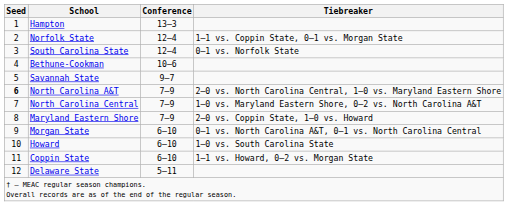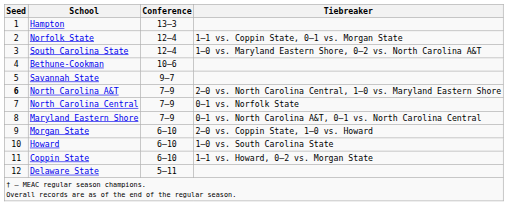(247, 51) 0–1 vs. Norfolk State -> (338, 51) 1–0 vs. Maryland Eastern Shore, 0–2 vs. North Carolina A&T
(338, 104) 1–0 vs. Maryland Eastern Shore, 0–2 vs. North Carolina A&T -> (247, 104) 0–1 vs. Norfolk State
(284, 118) 2–0 vs. Coppin State, 1–0 vs. Howard -> (338, 118) 0–1 vs. North Carolina A&T, 0–1 vs. North Carolina Central
(338, 131) 0–1 vs. North Carolina A&T, 0–1 vs. North Carolina Central -> (284, 131) 2–0 vs. Coppin State, 1–0 vs. Howard
